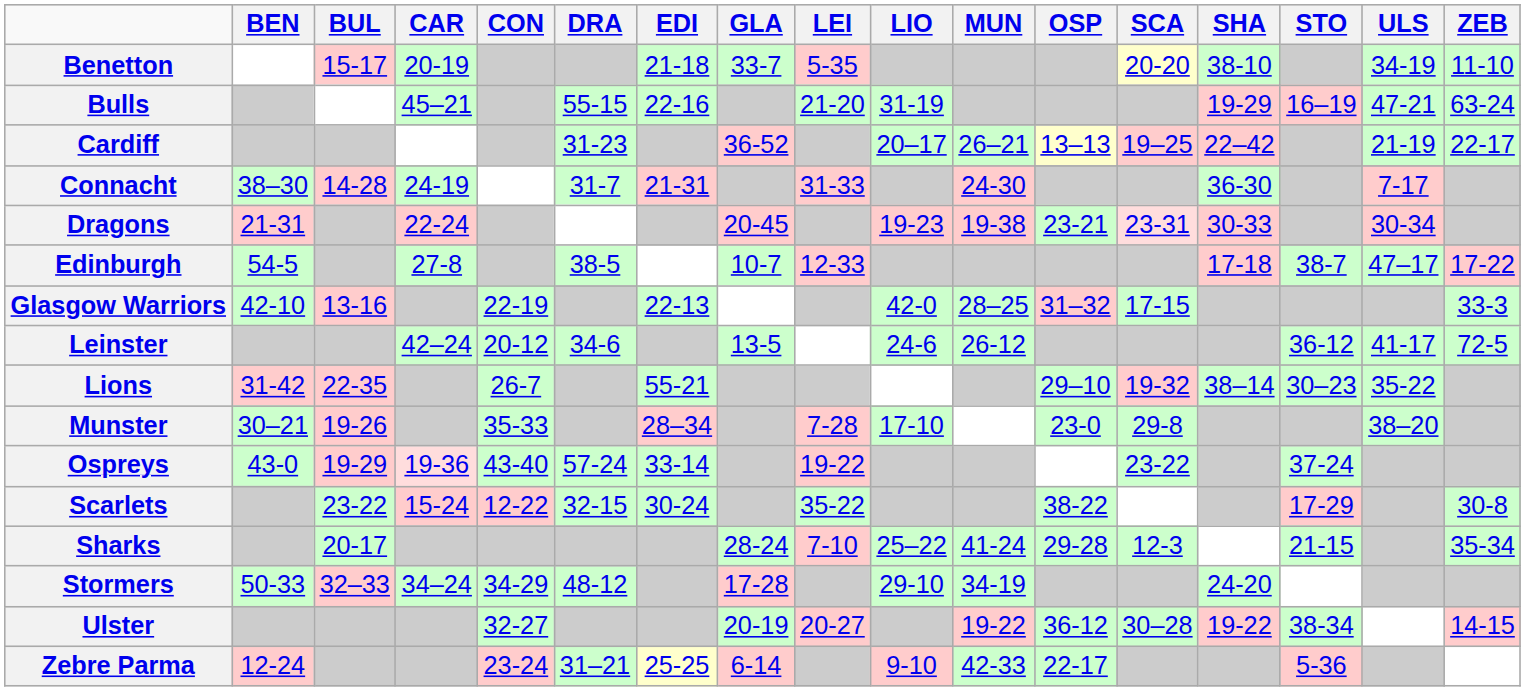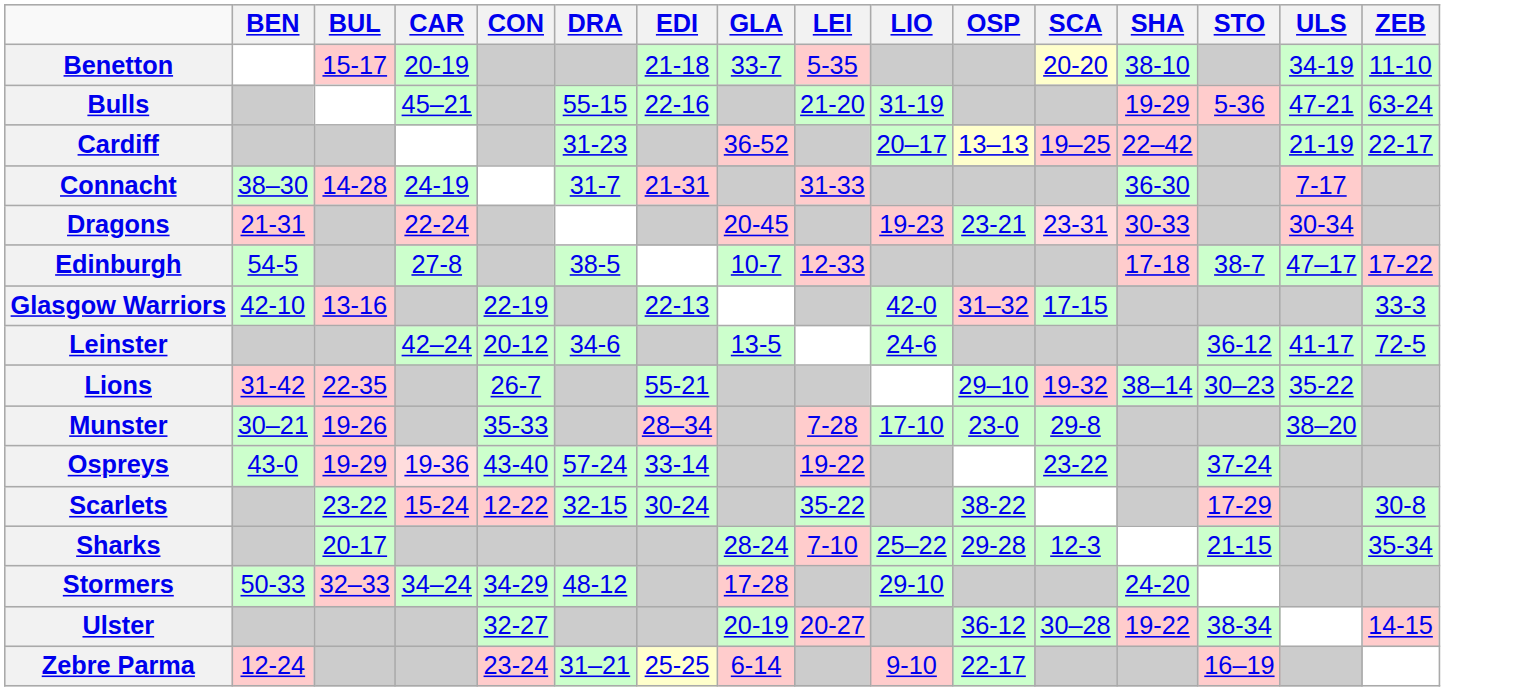- column: (994, 24)
(1321, 104) 16–19 -> (1239, 104) 5-36
(1321, 666) 5-36 -> (1239, 666) 16–19
